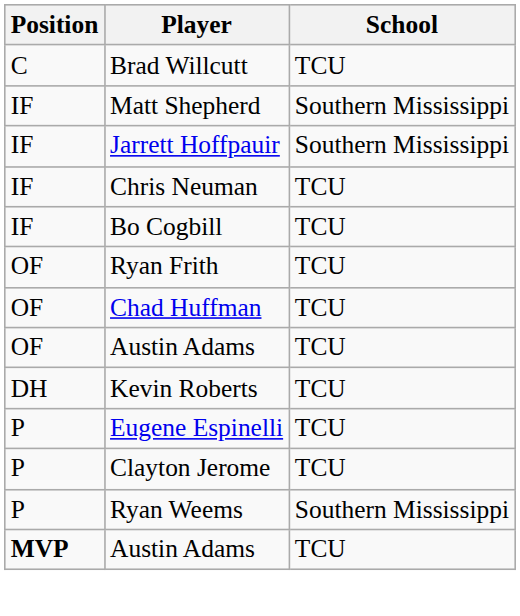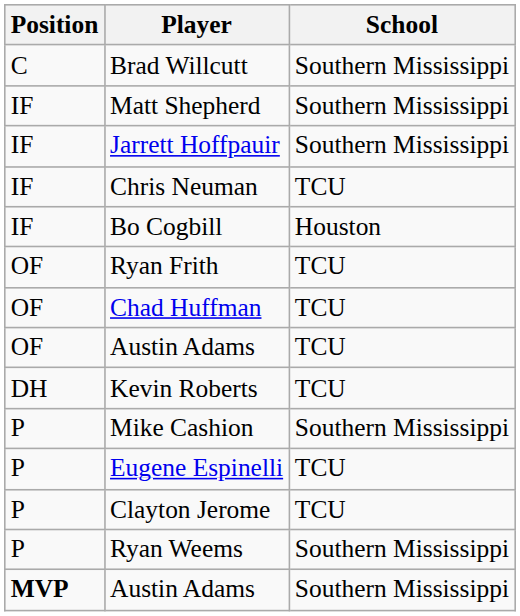(320, 65) TCU -> (402, 65) Southern Mississippi
(320, 226) TCU -> (338, 226) Houston
+ row: (18, 428)
(320, 549) TCU -> (402, 589) Southern Mississippi
